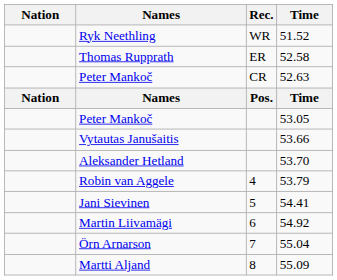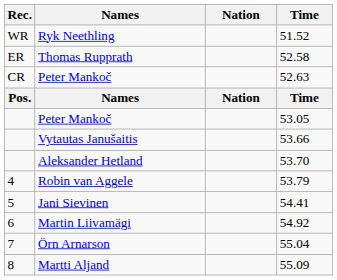columns swapped: (261, 14) <-> (40, 14)
